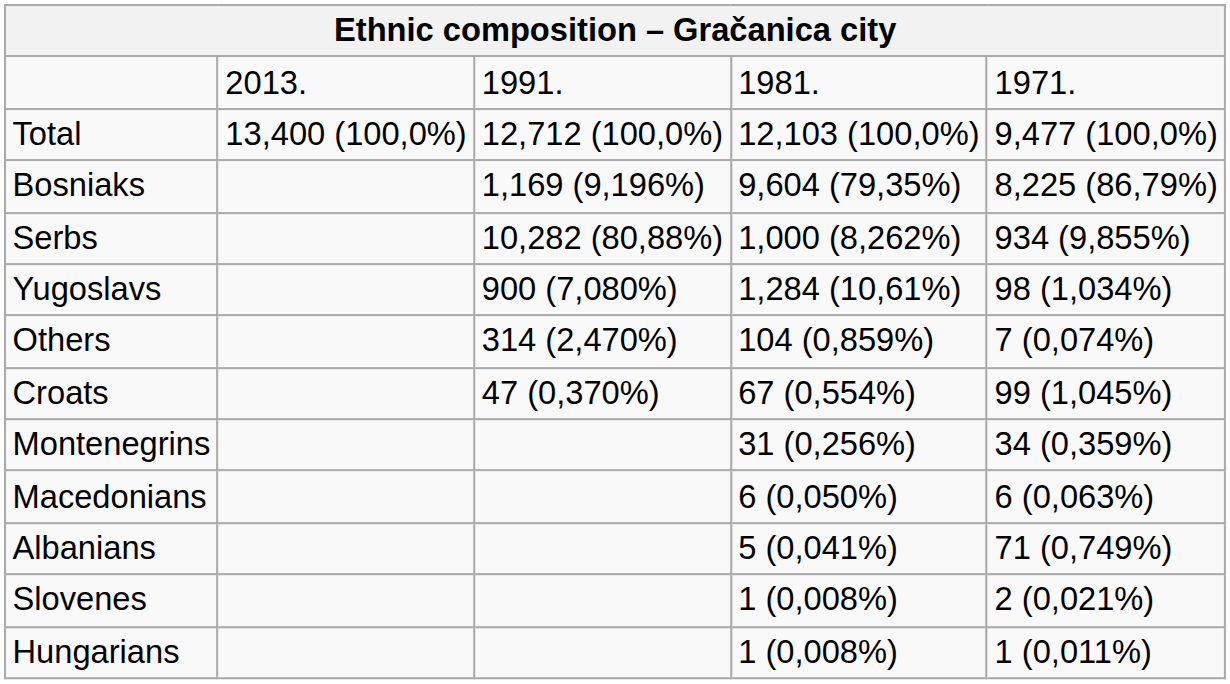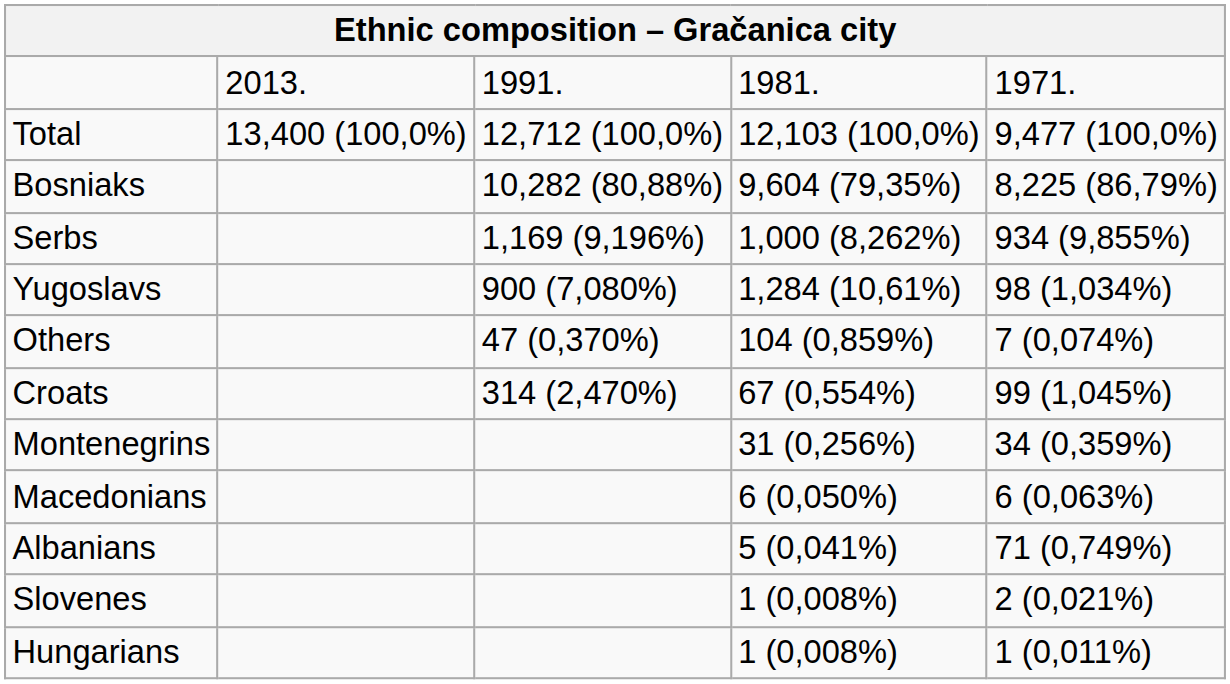(593, 185) 1,169 (9,196%) -> (602, 185) 10,282 (80,88%)
(602, 237) 10,282 (80,88%) -> (593, 237) 1,169 (9,196%)
(580, 340) 314 (2,470%) -> (571, 340) 47 (0,370%)
(571, 392) 47 (0,370%) -> (580, 392) 314 (2,470%)
